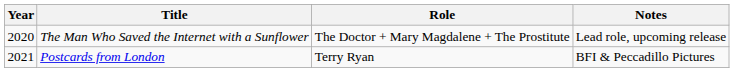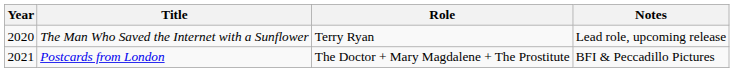(442, 36) The Doctor + Mary Magdalene + The Prostitute -> (344, 36) Terry Ryan
(344, 57) Terry Ryan -> (442, 57) The Doctor + Mary Magdalene + The Prostitute
